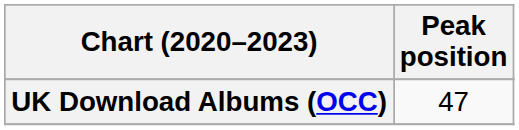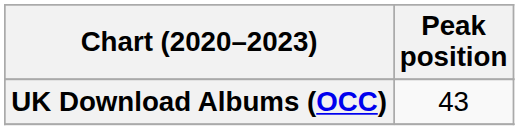(454, 101) 47 -> (454, 101) 43
